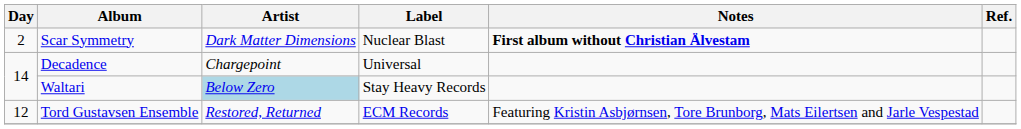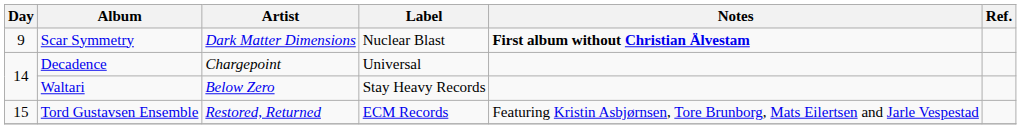(21, 40) 2 -> (21, 40) 9
(240, 87) lightblue background -> (240, 87) no background
(21, 111) 12 -> (21, 111) 15
